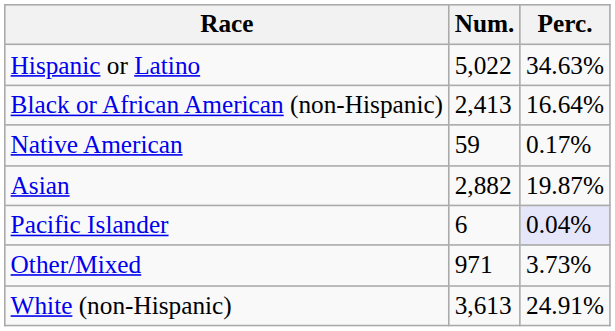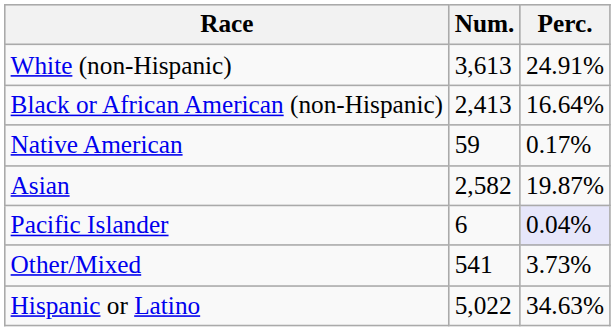rows swapped: (121, 305) <-> (105, 64)
(483, 184) 2,882 -> (483, 184) 2,582
(474, 265) 971 -> (474, 265) 541
